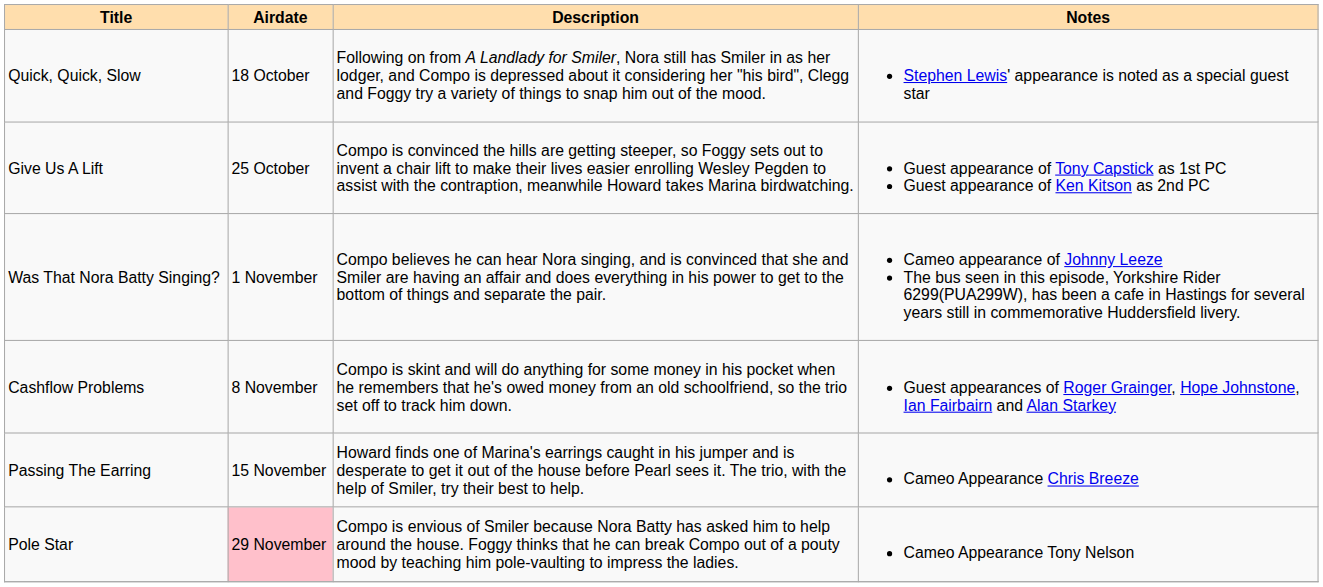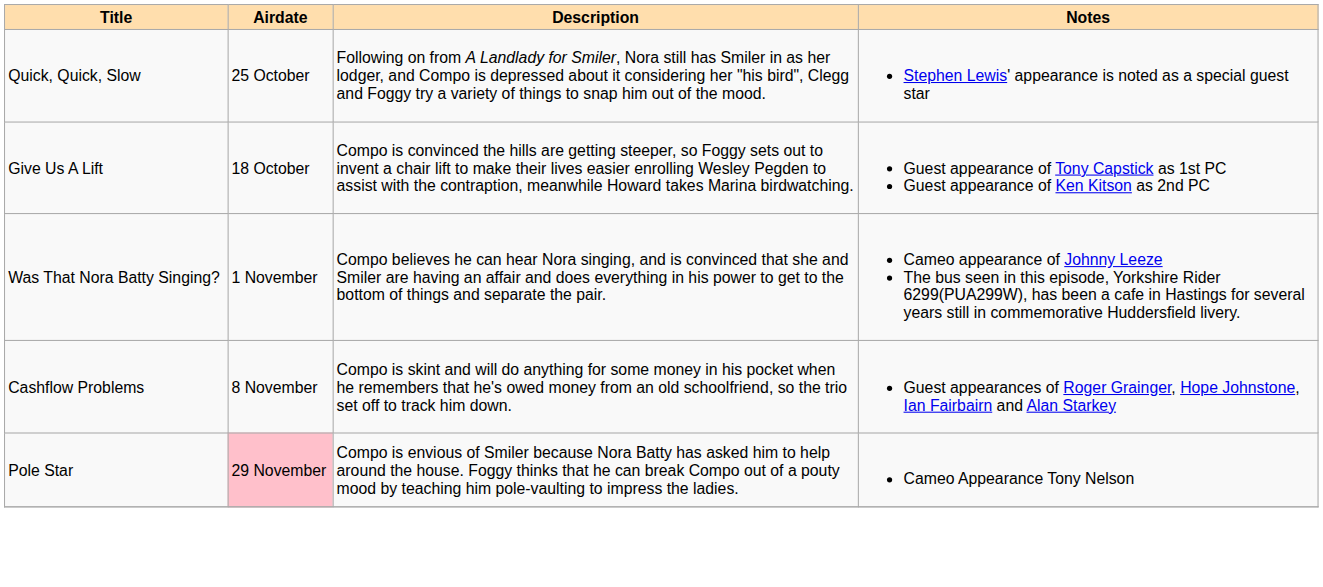(271, 76) 18 October -> (271, 76) 25 October
(271, 168) 25 October -> (271, 168) 18 October
- row: (80, 470)
